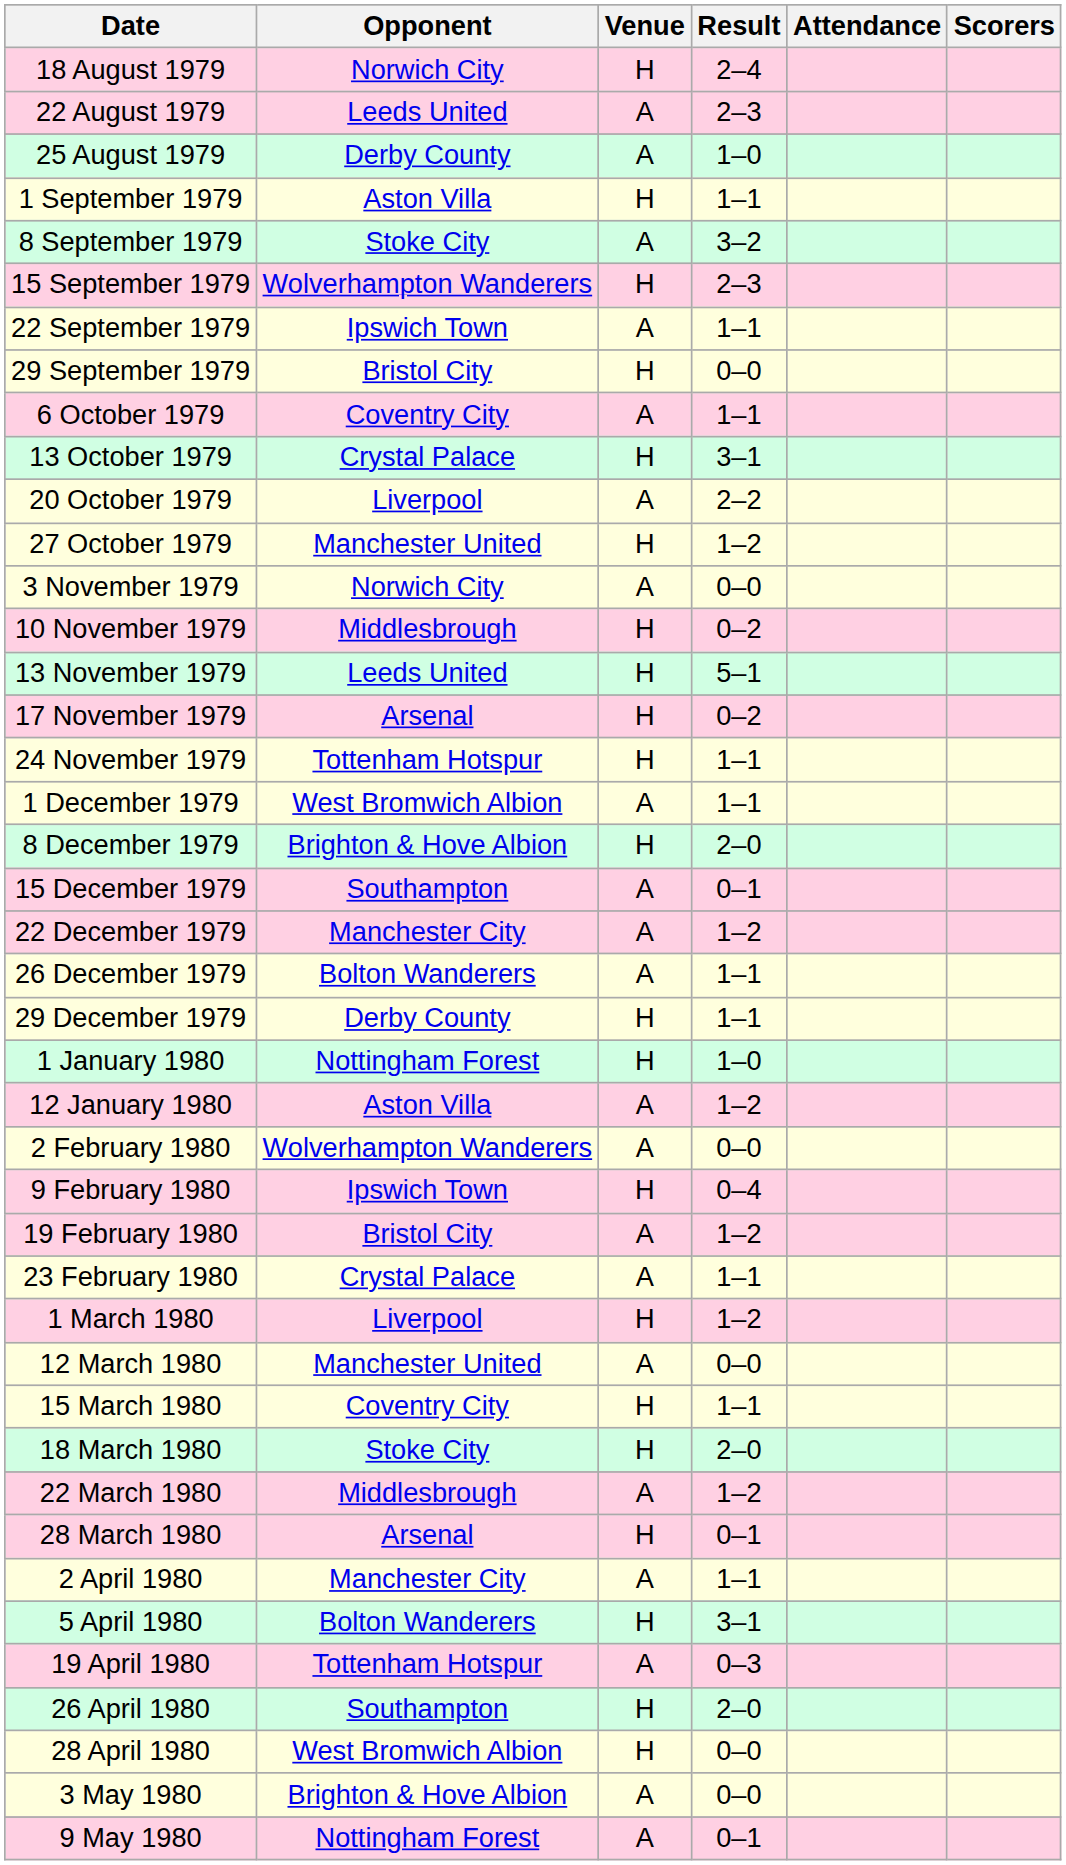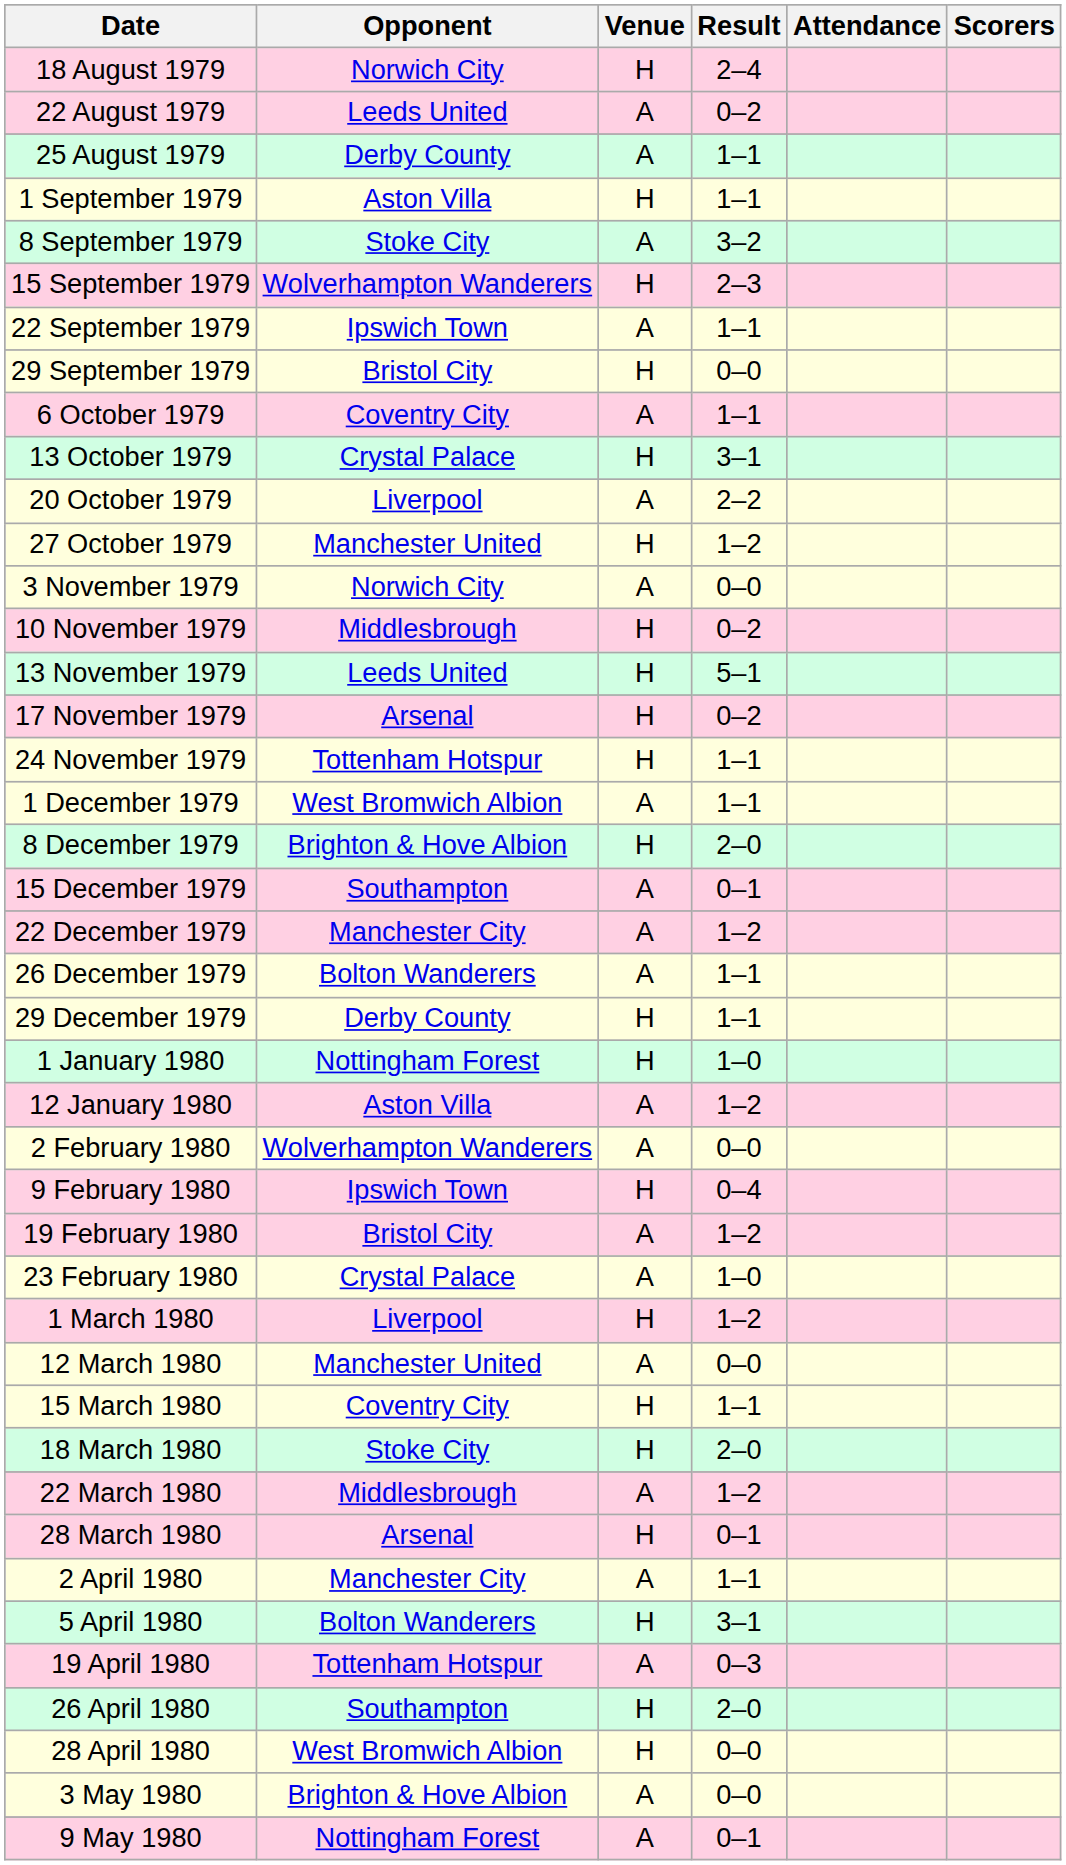(739, 112) 2–3 -> (739, 112) 0–2
(739, 155) 1–0 -> (739, 155) 1–1
(739, 1277) 1–1 -> (739, 1277) 1–0
